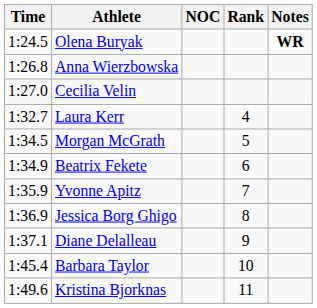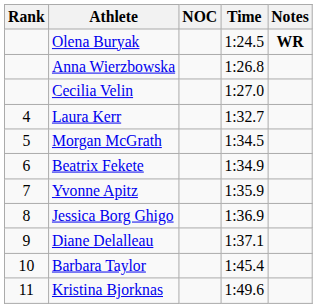columns swapped: (246, 16) <-> (28, 16)
